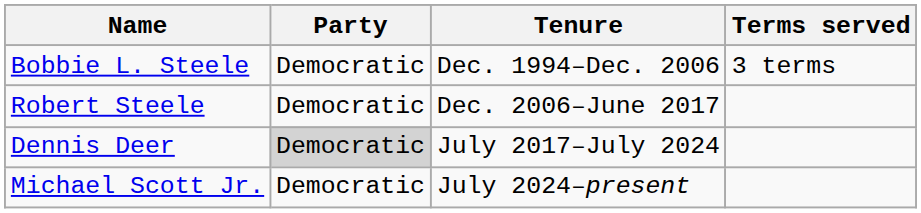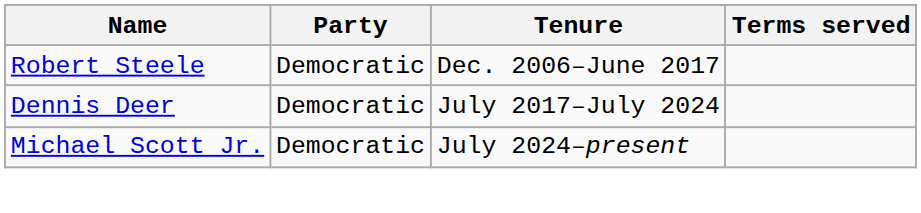- row: (130, 66)
(351, 147) lightgrey background -> (351, 106) no background
